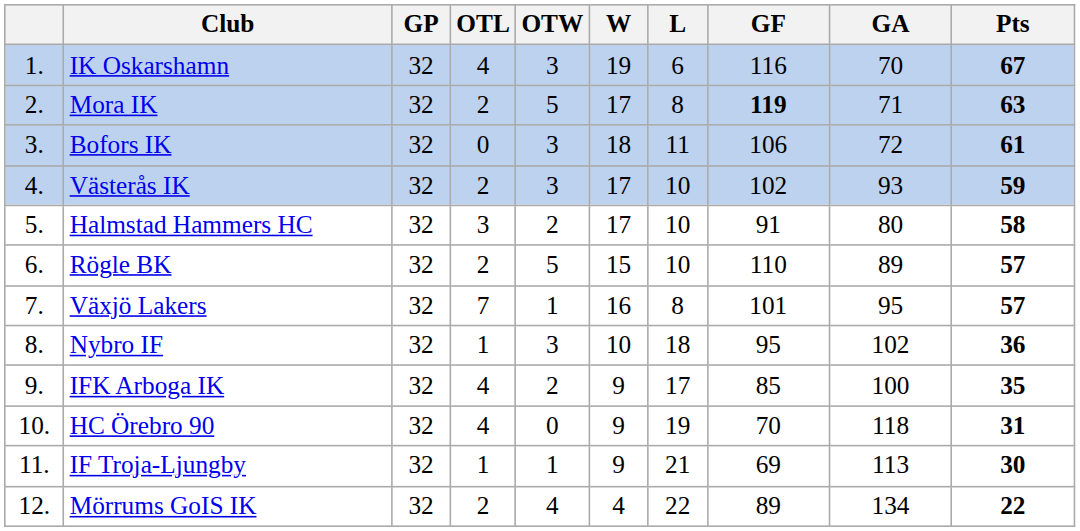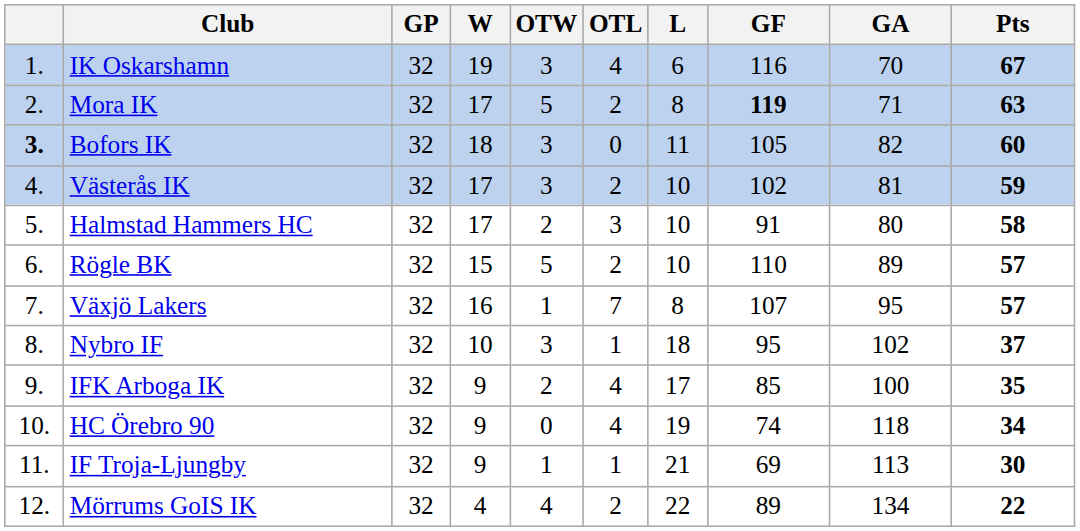columns swapped: (619, 24) <-> (483, 24)
(34, 144) normal -> (34, 144) bold
(768, 144) 106 -> (768, 144) 105
(891, 144) 72 -> (891, 144) 82
(1013, 144) 61 -> (1013, 144) 60
(891, 184) 93 -> (891, 184) 81
(768, 305) 101 -> (768, 305) 107
(1013, 345) 36 -> (1013, 345) 37
(768, 425) 70 -> (768, 425) 74
(1013, 425) 31 -> (1013, 425) 34
